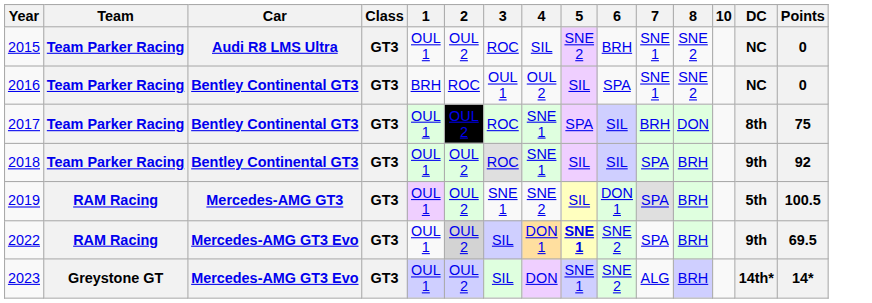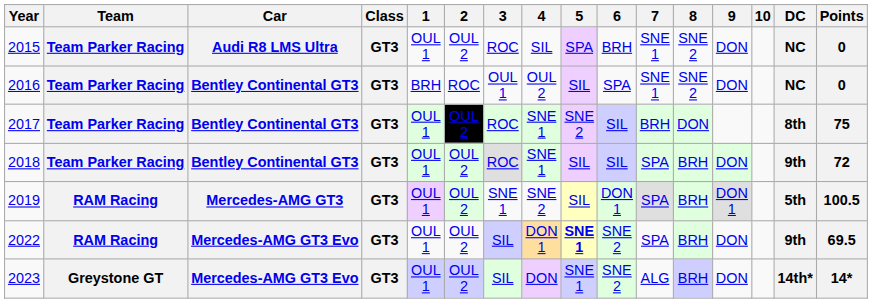+ column: (732, 15)
(579, 46) SNE 2 -> (579, 46) SPA
(579, 123) SPA -> (579, 123) SNE 2
(803, 162) 92 -> (842, 162) 72
(464, 239) lightgrey background -> (464, 239) no background
